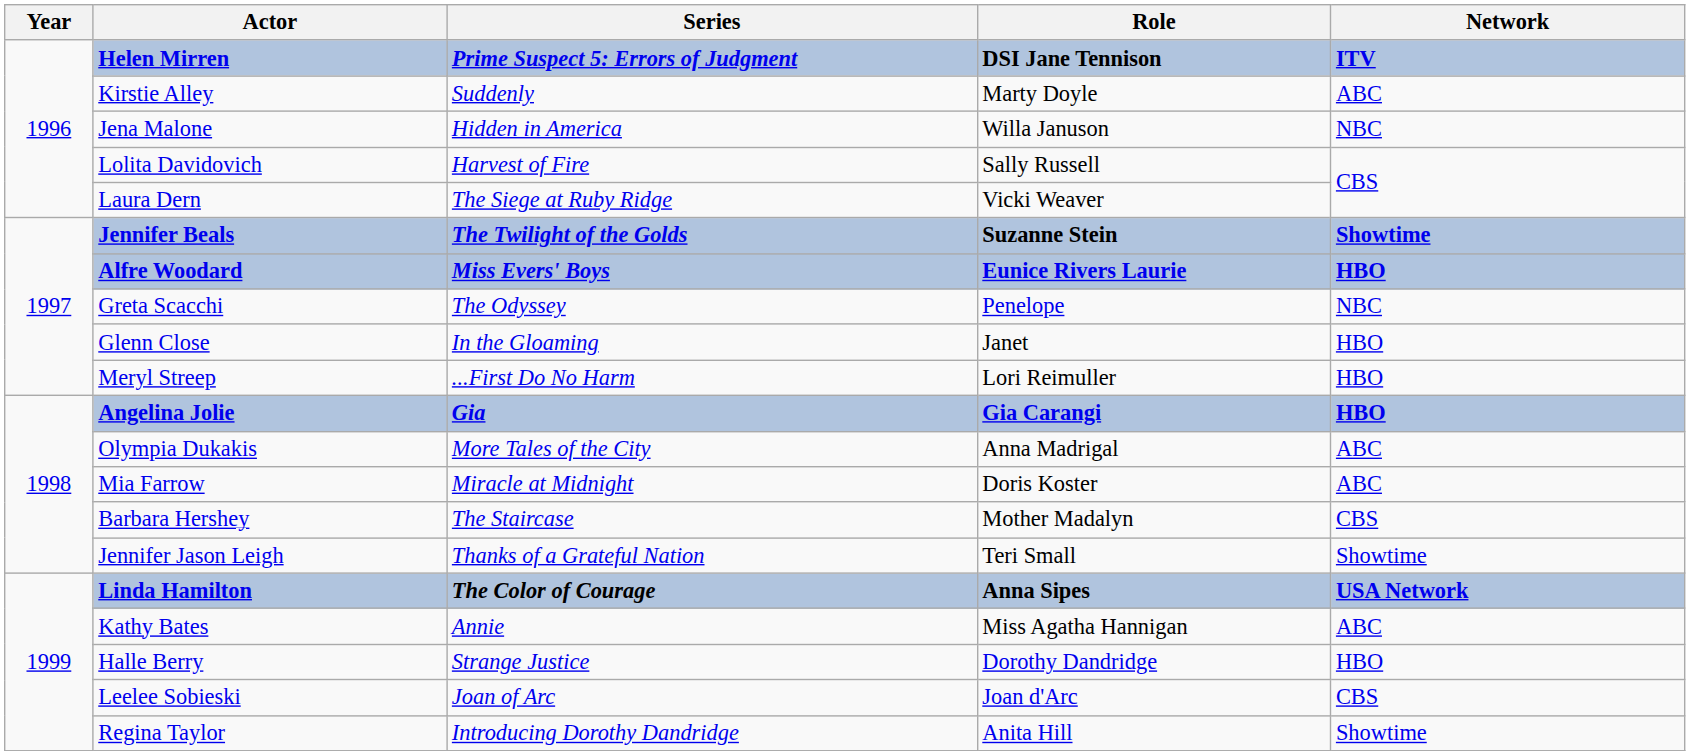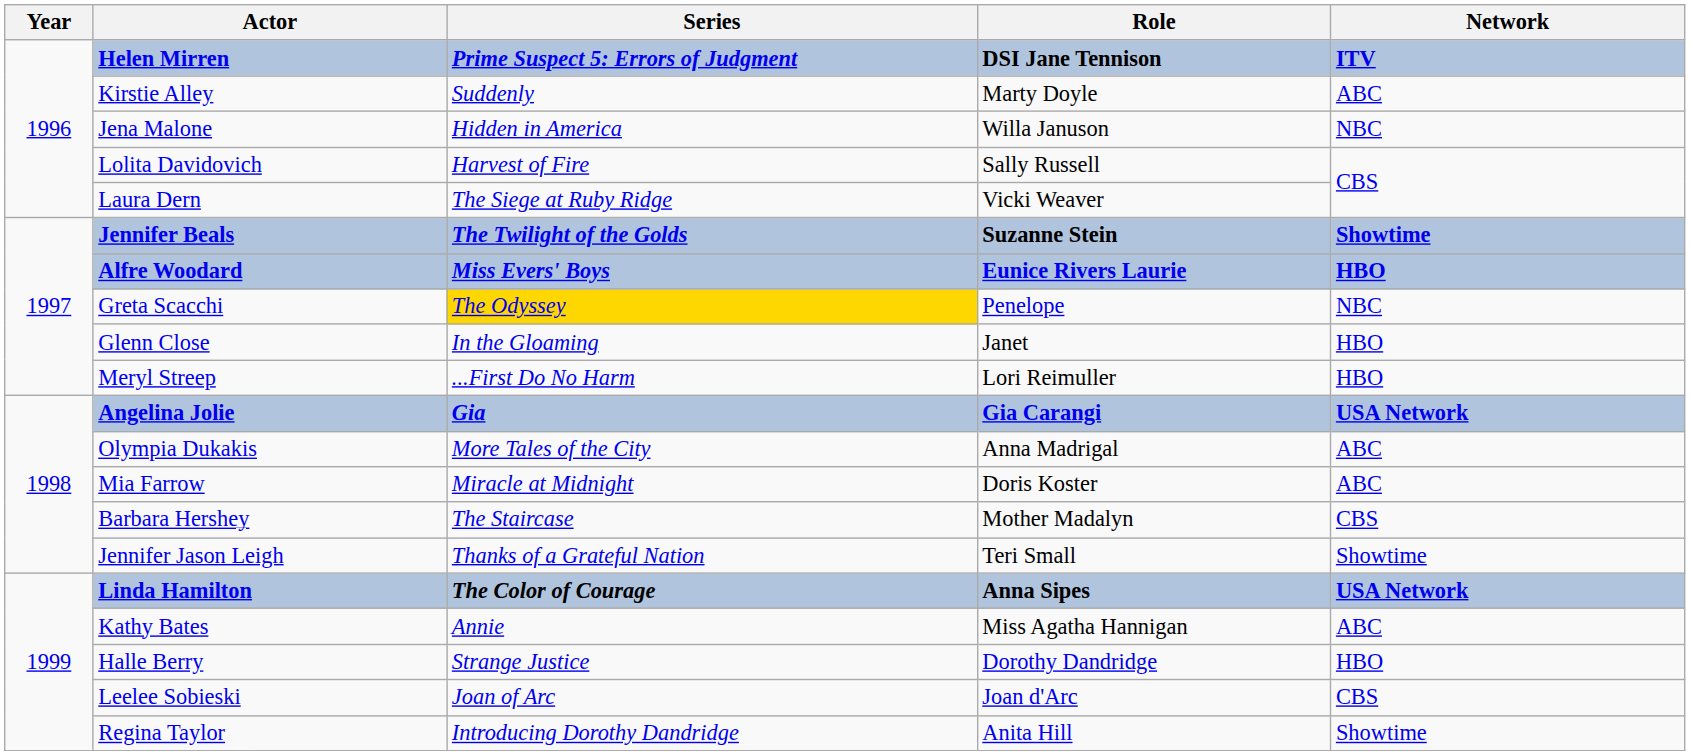(509, 306) no background -> (509, 306) gold background
(1361, 413) HBO -> (1402, 413) USA Network
